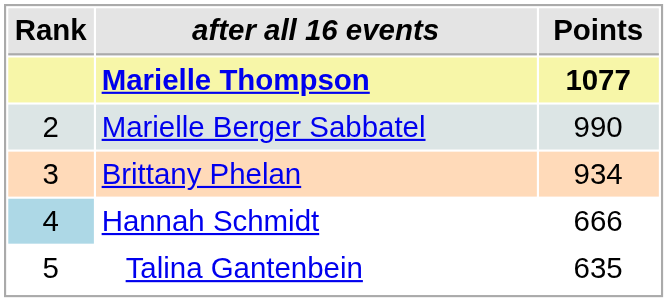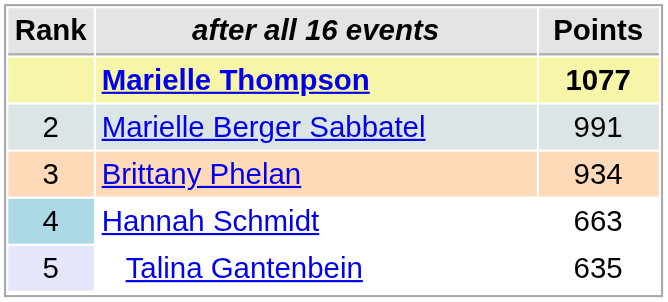(598, 127) 990 -> (598, 127) 991
(598, 221) 666 -> (598, 221) 663
(51, 268) no background -> (51, 268) lavender background
